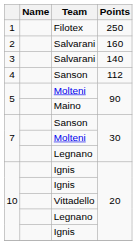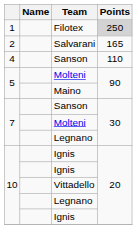(115, 28) no background -> (115, 28) lightgrey background
(115, 43) 160 -> (115, 43) 165
- row: (12, 59)
(115, 75) 112 -> (115, 59) 110
